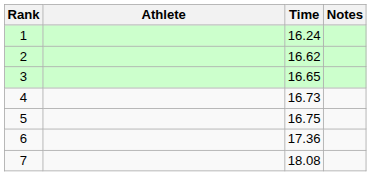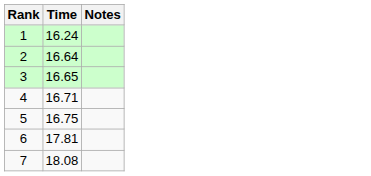- column: (164, 14)
(304, 56) 16.62 -> (62, 56) 16.64
(304, 98) 16.73 -> (62, 98) 16.71
(304, 139) 17.36 -> (62, 139) 17.81
